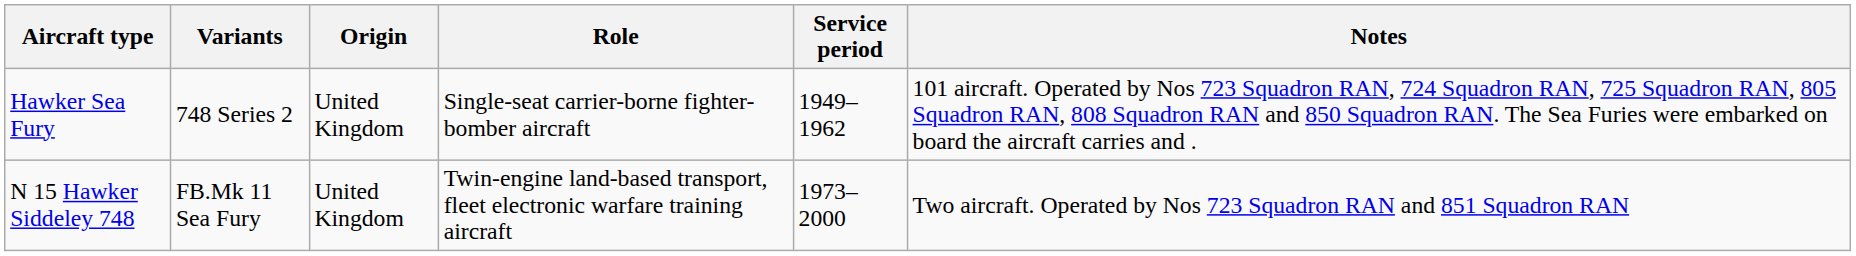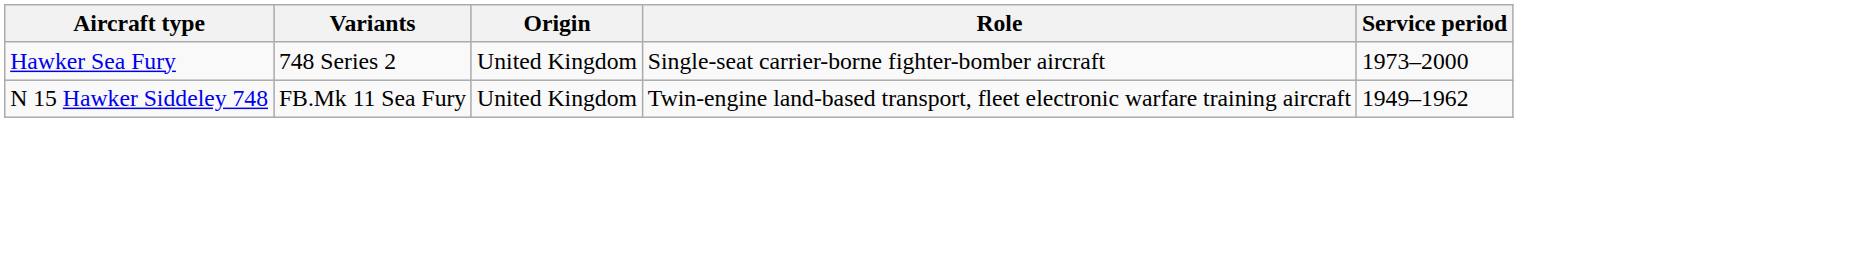- column: (1379, 36)
(828, 114) 1949–1962 -> (1415, 60) 1973–2000
(828, 204) 1973–2000 -> (1415, 98) 1949–1962
